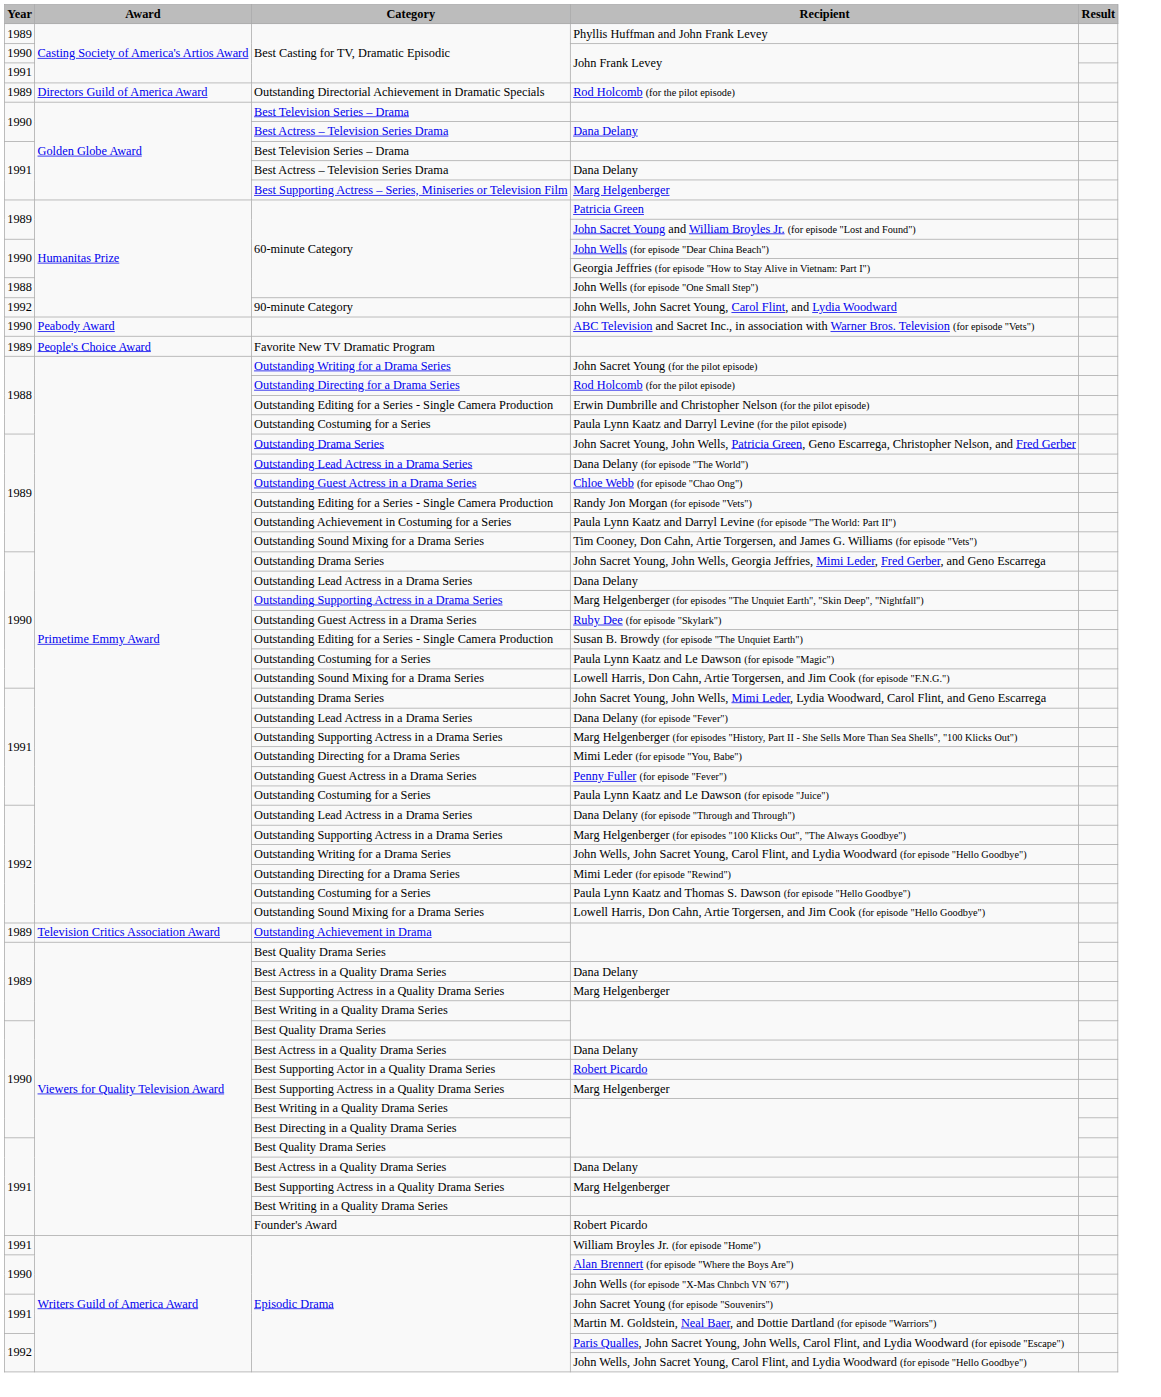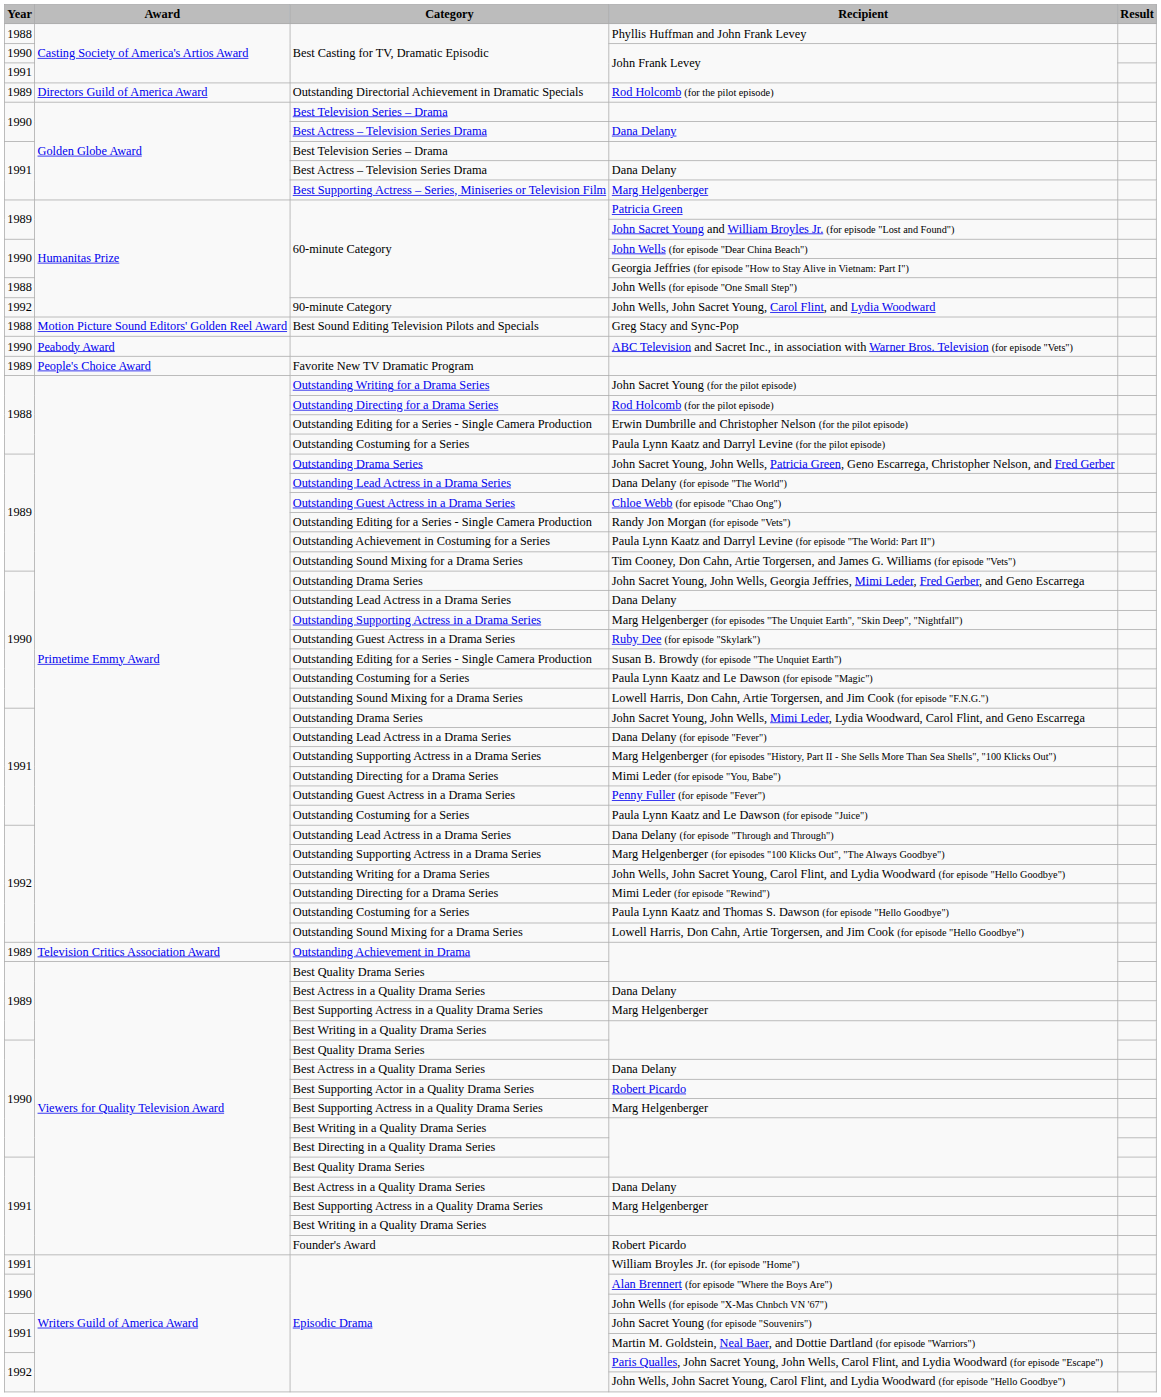(20, 33) 1989 -> (20, 33) 1988
+ row: (416, 326)
